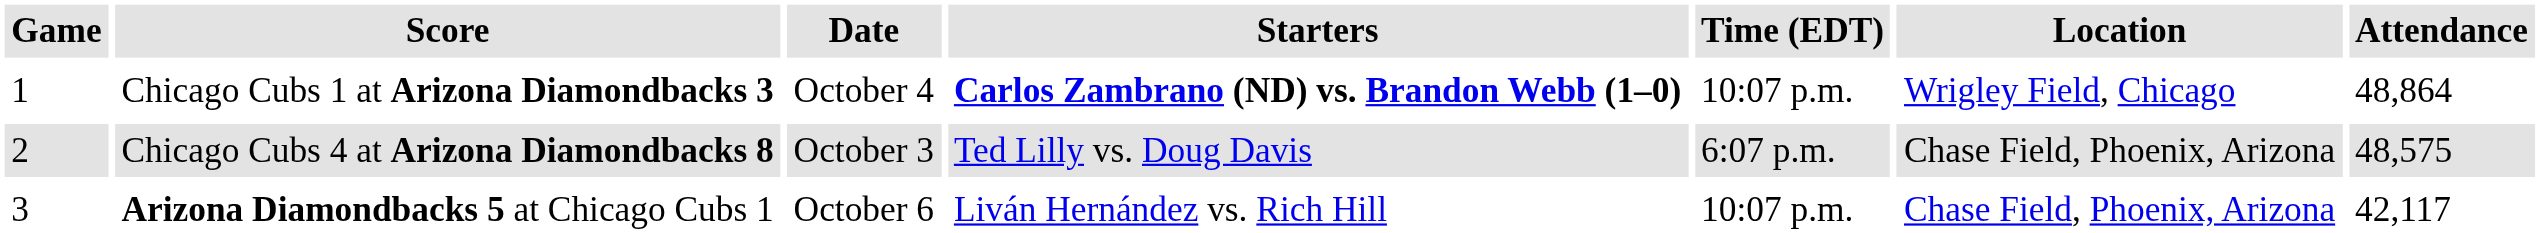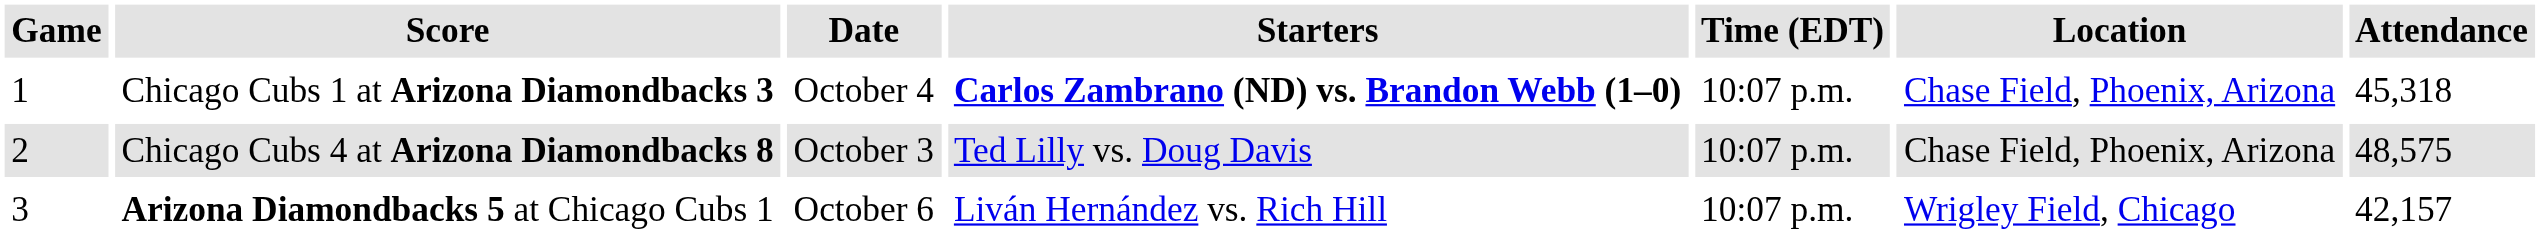(2070, 90) Wrigley Field, Chicago -> (2120, 90) Chase Field, Phoenix, Arizona
(2404, 90) 48,864 -> (2404, 90) 45,318
(1768, 149) 6:07 p.m. -> (1777, 149) 10:07 p.m.
(2120, 209) Chase Field, Phoenix, Arizona -> (2070, 209) Wrigley Field, Chicago
(2403, 209) 42,117 -> (2404, 209) 42,157
